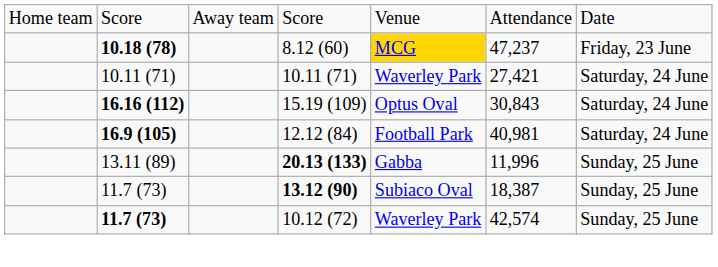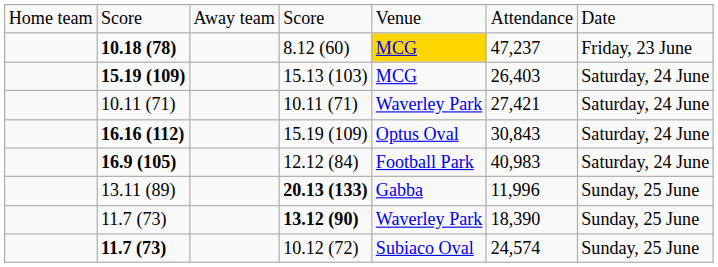+ row: (325, 76)
(515, 133) 40,981 -> (516, 162) 40,983
(424, 190) Subiaco Oval -> (429, 219) Waverley Park
(515, 190) 18,387 -> (516, 219) 18,390
(428, 219) Waverley Park -> (425, 248) Subiaco Oval
(515, 219) 42,574 -> (516, 248) 24,574
